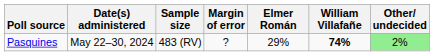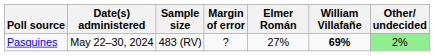(278, 42) 29% -> (278, 42) 27%
(340, 42) 74% -> (340, 42) 69%
